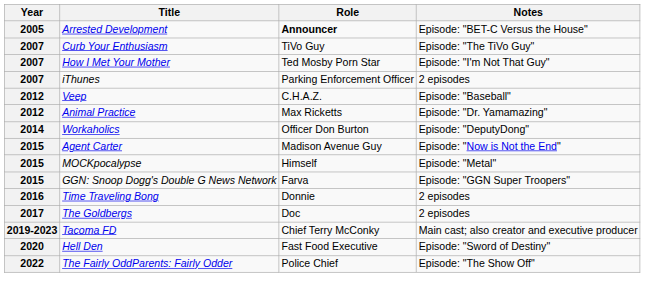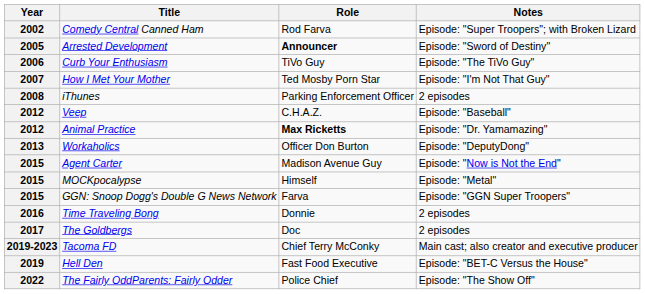+ row: (133, 29)
(503, 29) Episode: "BET-C Versus the House" -> (484, 46) Episode: "Sword of Destiny"
(32, 46) 2007 -> (32, 63) 2006
(32, 79) 2007 -> (32, 96) 2008
(312, 113) normal -> (314, 130) bold
(32, 130) 2014 -> (32, 146) 2013
(32, 247) 2020 -> (32, 264) 2019
(484, 247) Episode: "Sword of Destiny" -> (503, 264) Episode: "BET-C Versus the House"
